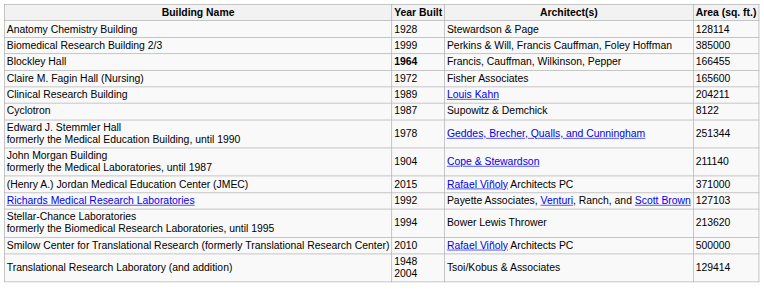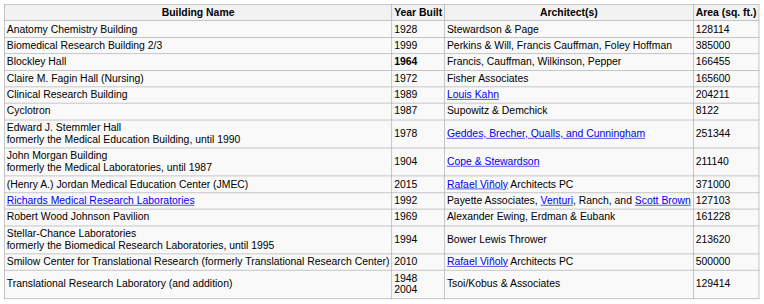+ row: (78, 217)
